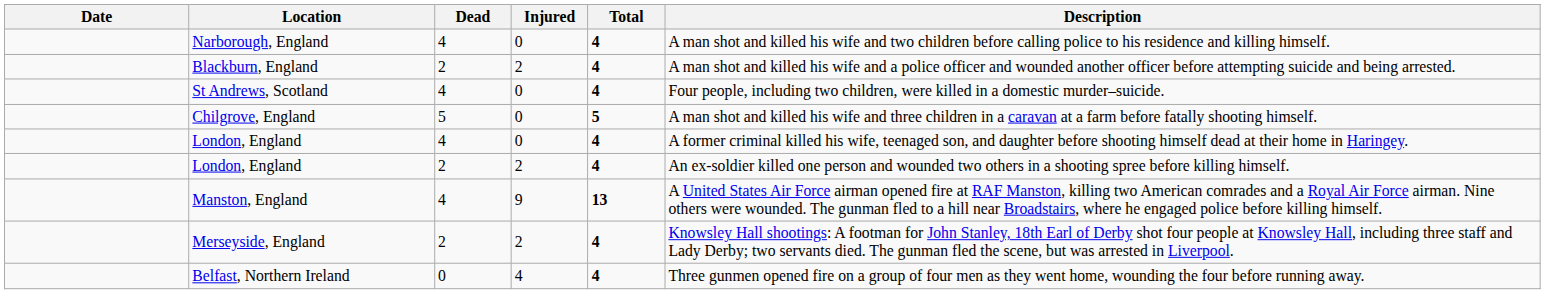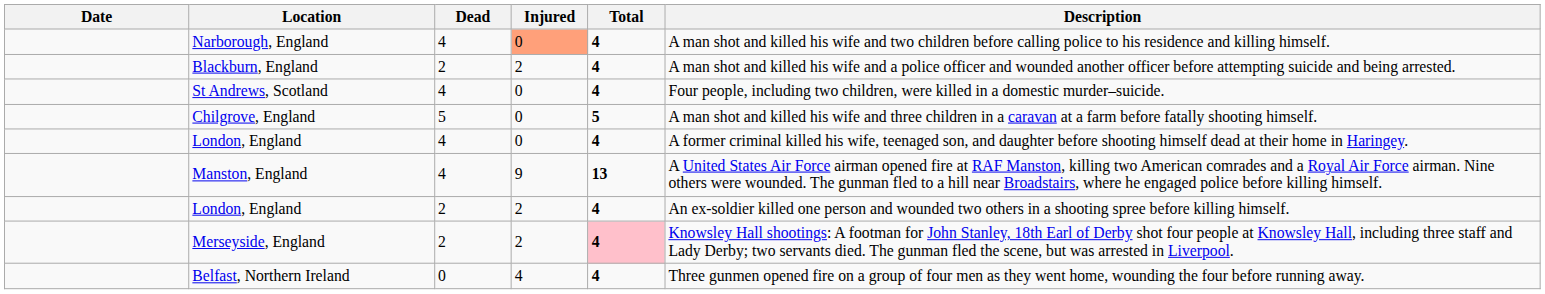(519, 41) no background -> (519, 41) lightsalmon background
rows swapped: (250, 199) <-> (247, 166)
(596, 242) no background -> (596, 242) pink background
